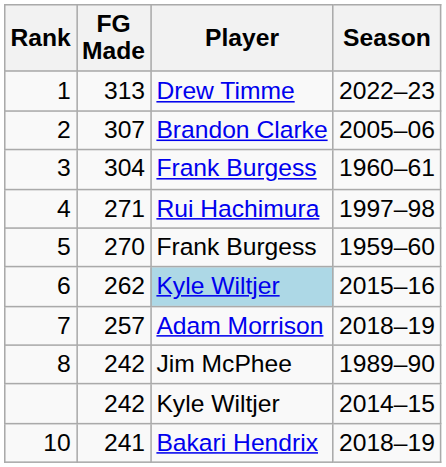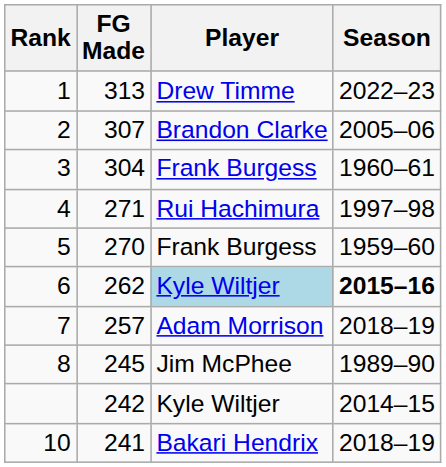(387, 286) normal -> (387, 286) bold
(124, 364) 242 -> (124, 364) 245
